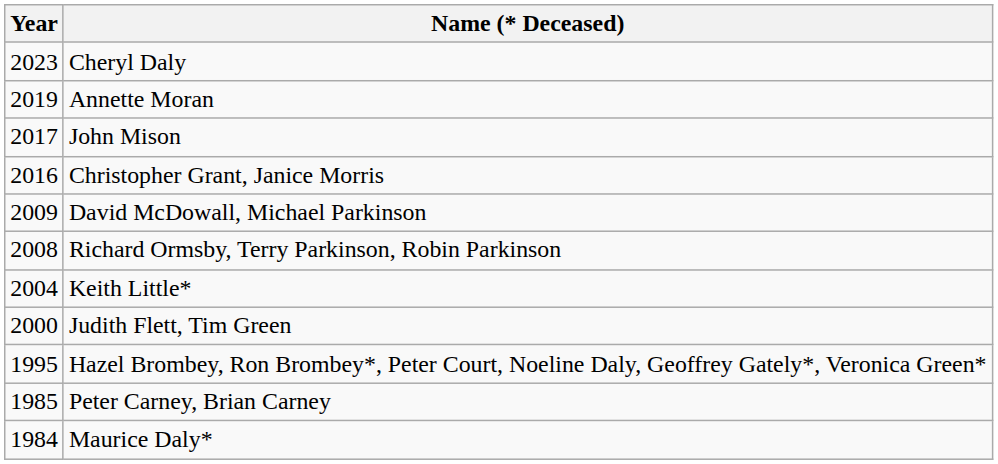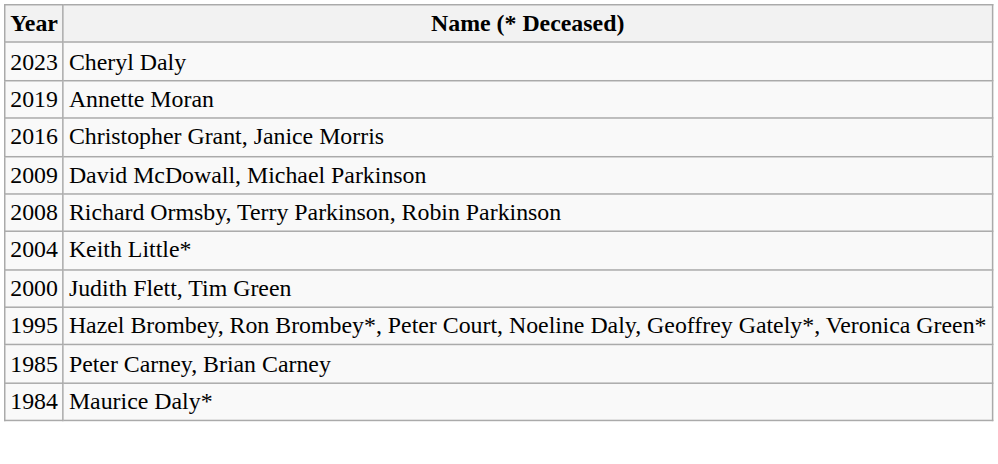- row: (125, 136)
